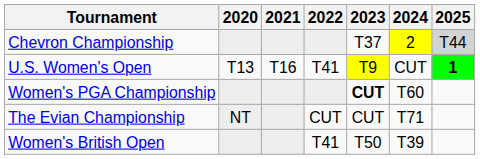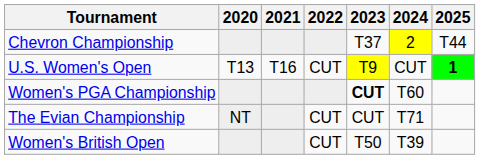(453, 42) lightgrey background -> (453, 42) no background
(325, 67) T41 -> (325, 67) CUT
(325, 142) T41 -> (325, 142) CUT
